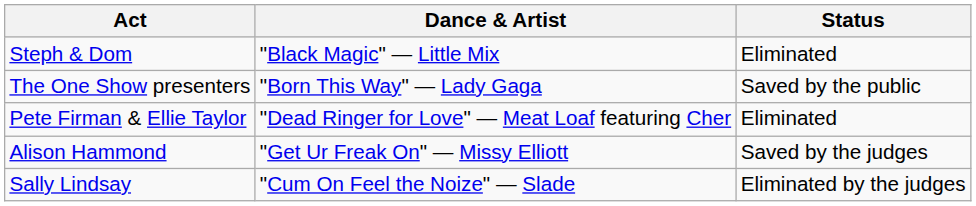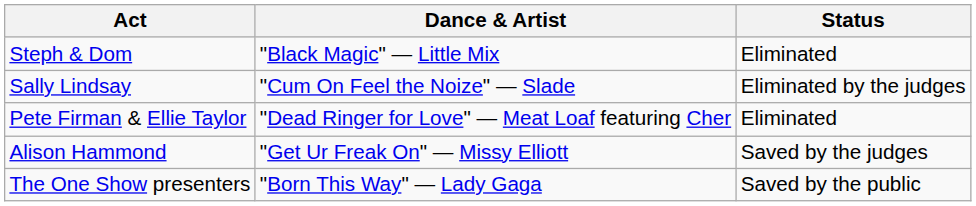rows swapped: (130, 86) <-> (70, 184)
